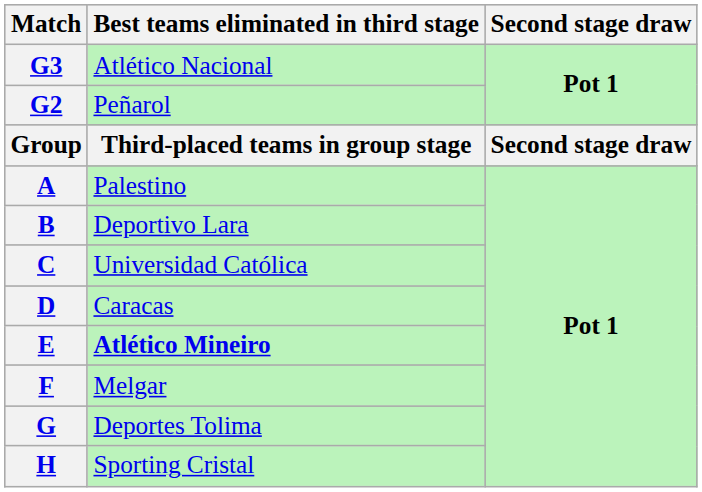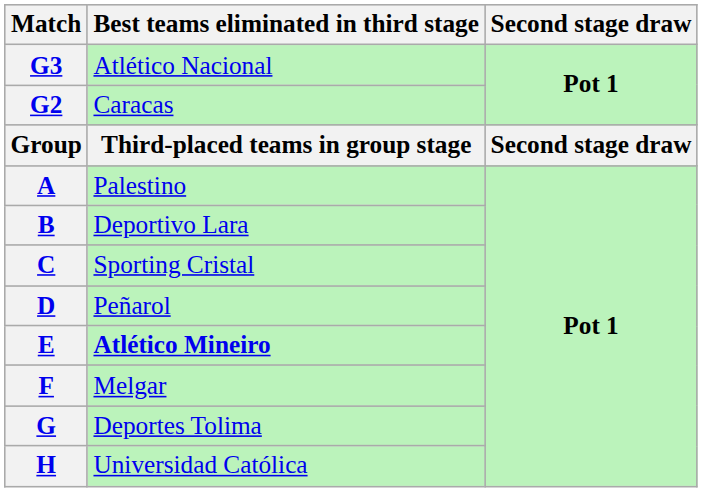(132, 104) Peñarol -> (133, 104) Caracas
(201, 265) Universidad Católica -> (174, 265) Sporting Cristal
(133, 305) Caracas -> (132, 305) Peñarol
(174, 465) Sporting Cristal -> (201, 465) Universidad Católica
